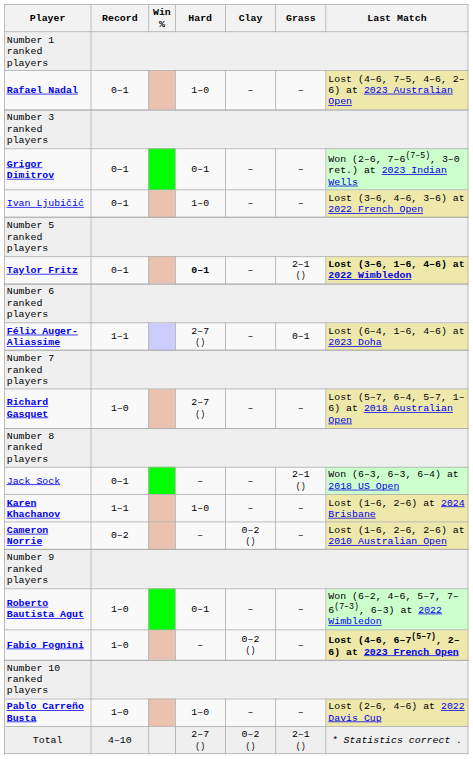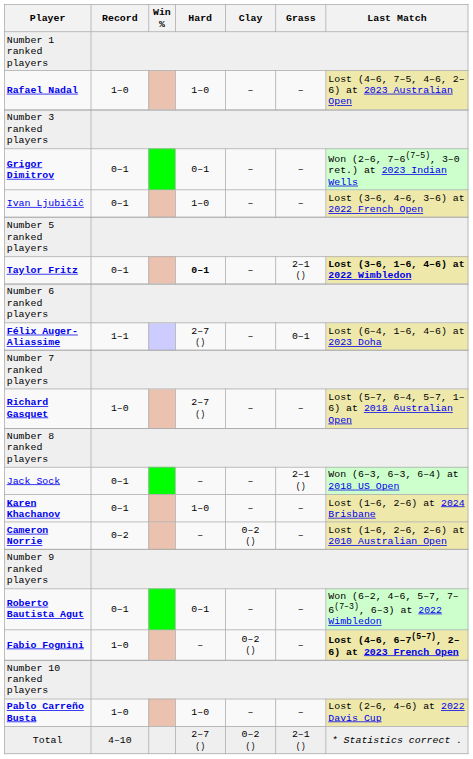(120, 90) 0–1 -> (120, 90) 1–0
(120, 508) 1–1 -> (120, 508) 0–1
(120, 609) 1–0 -> (120, 609) 0–1
